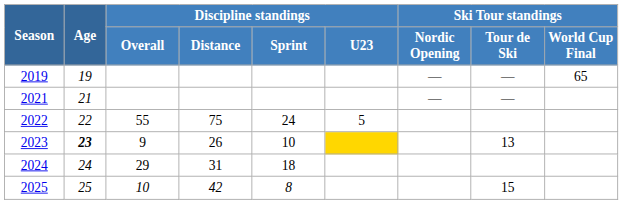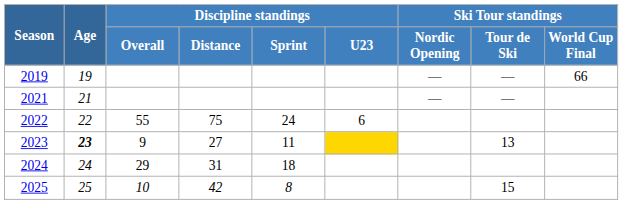(581, 76) 65 -> (581, 76) 66
(362, 121) 5 -> (362, 121) 6
(216, 143) 26 -> (216, 143) 27
(289, 143) 10 -> (289, 143) 11
